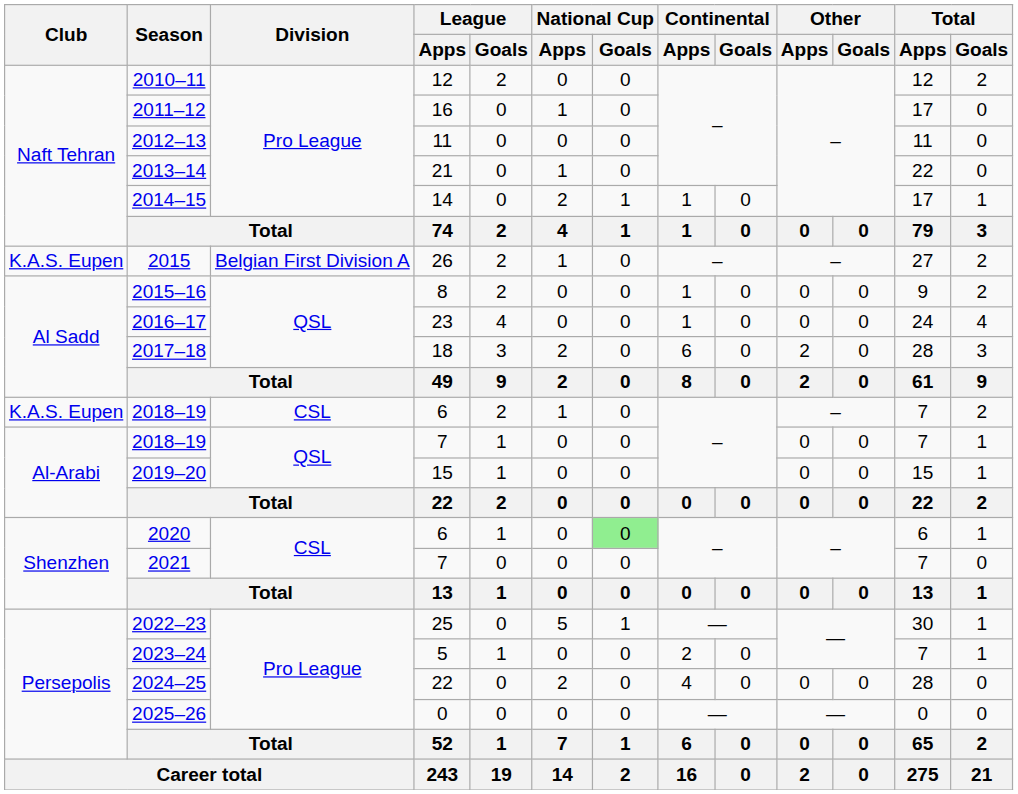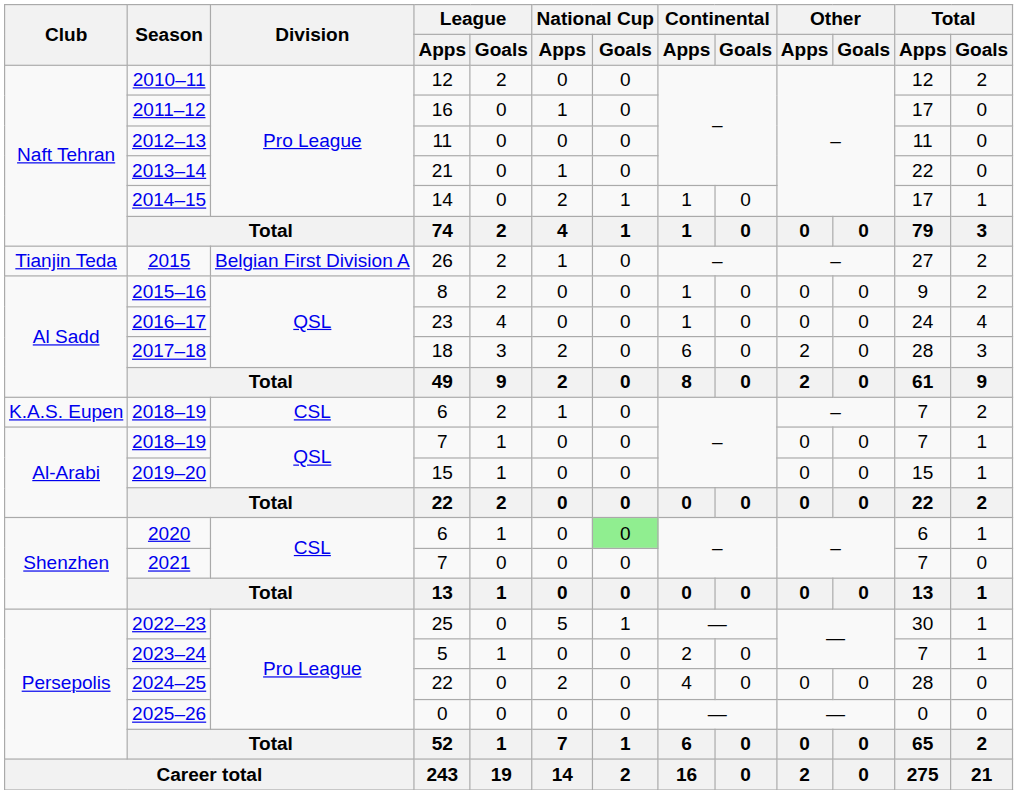(66, 261) K.A.S. Eupen -> (66, 261) Tianjin Teda
